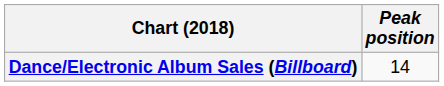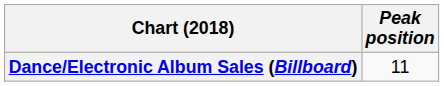(400, 66) 14 -> (400, 66) 11
